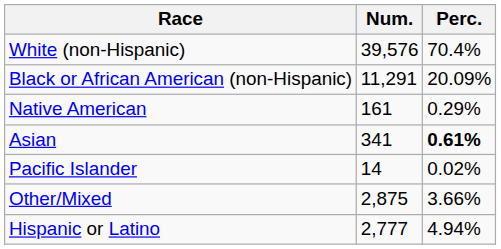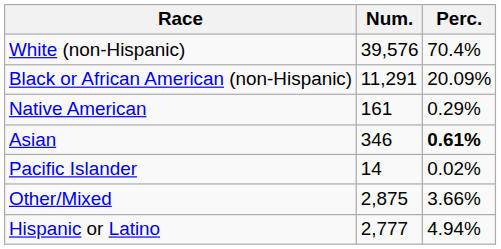(377, 139) 341 -> (377, 139) 346
